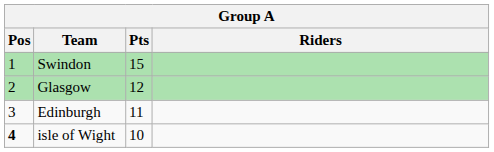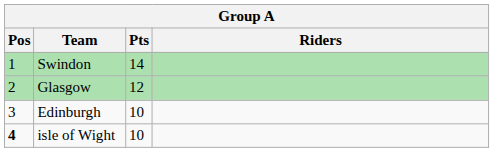(136, 64) 15 -> (136, 64) 14
(136, 111) 11 -> (136, 111) 10
